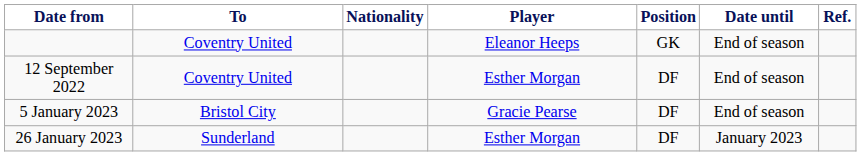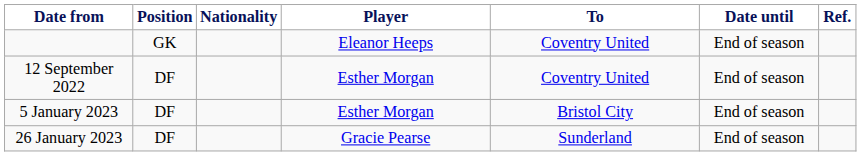columns swapped: (668, 17) <-> (238, 17)
(532, 112) Gracie Pearse -> (386, 112) Esther Morgan
(532, 138) Esther Morgan -> (386, 138) Gracie Pearse
(759, 138) January 2023 -> (759, 138) End of season
